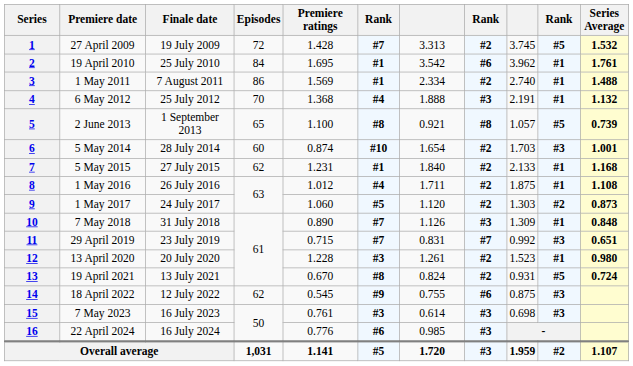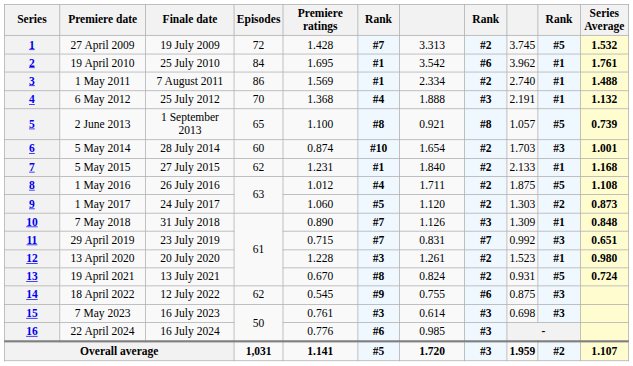(559, 185) #1 -> (559, 185) #5
